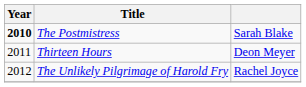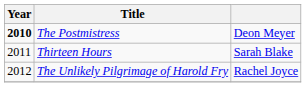(263, 33) Sarah Blake -> (264, 33) Deon Meyer
(264, 52) Deon Meyer -> (263, 52) Sarah Blake
